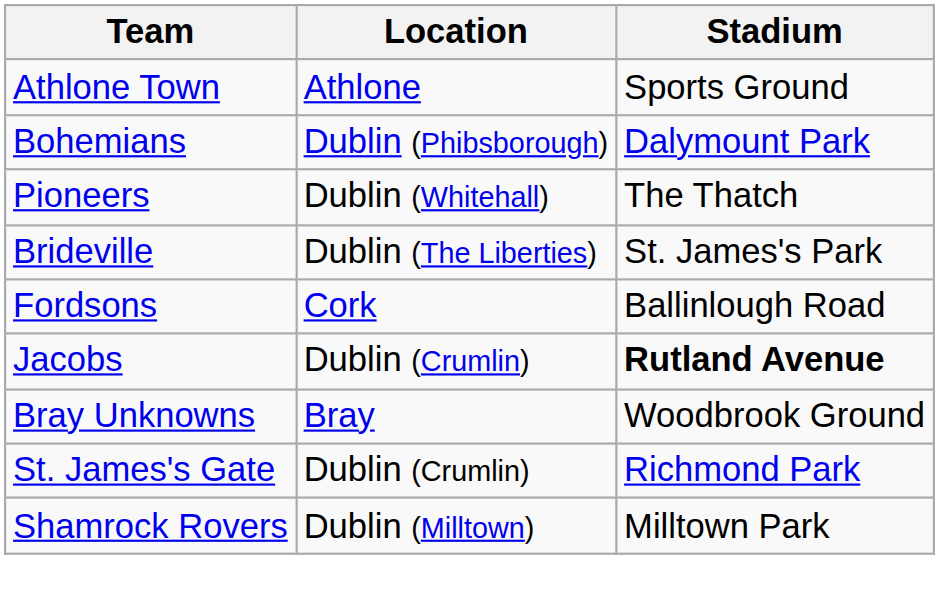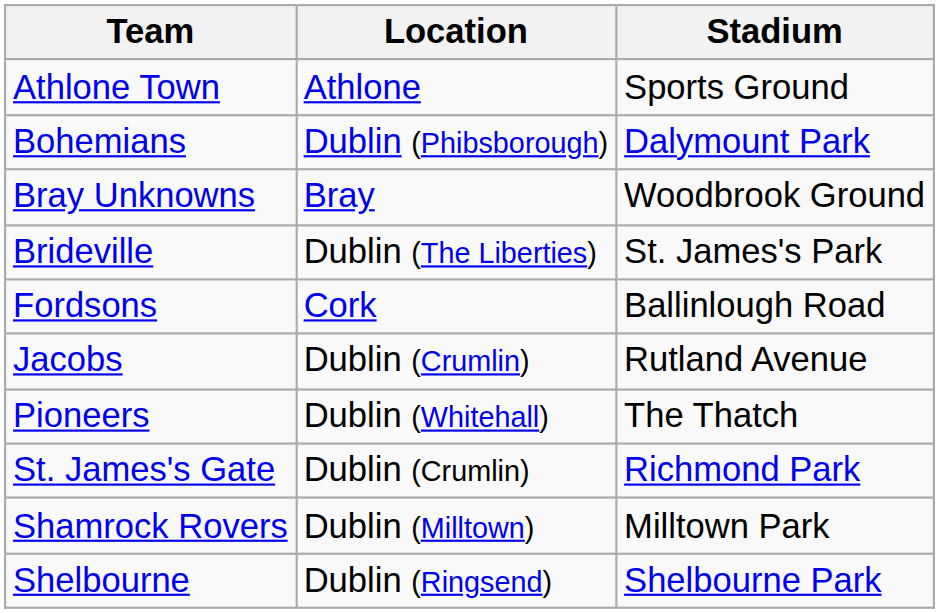rows swapped: (134, 415) <-> (81, 196)
(754, 360) bold -> (746, 360) normal
+ row: (101, 580)
